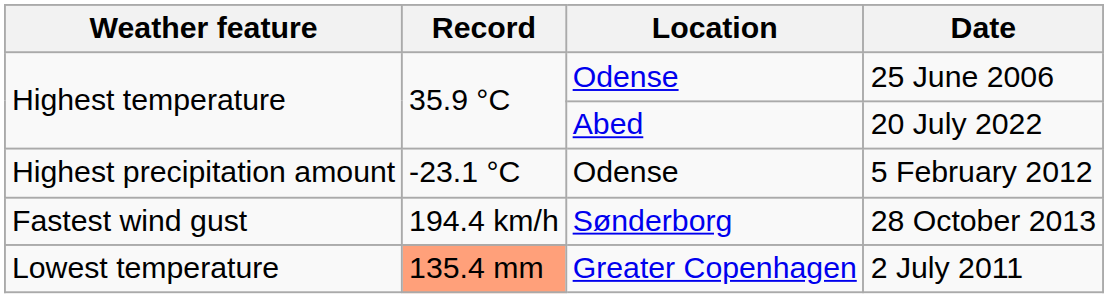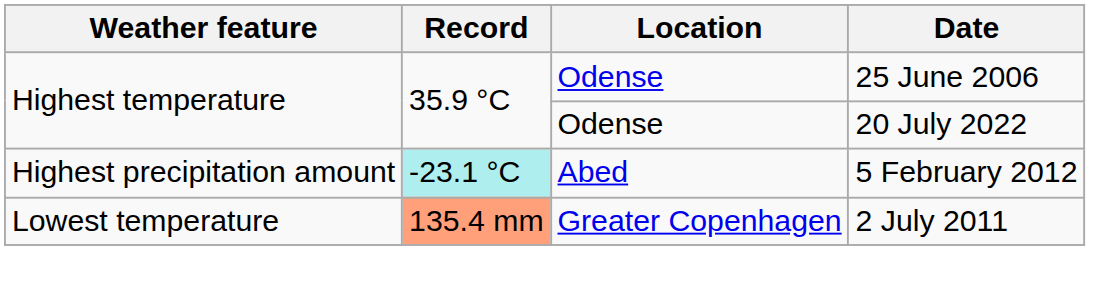(608, 124) Abed -> (610, 124) Odense
(465, 172) no background -> (465, 172) paleturquoise background
(626, 172) Odense -> (593, 172) Abed
- row: (983, 220)
